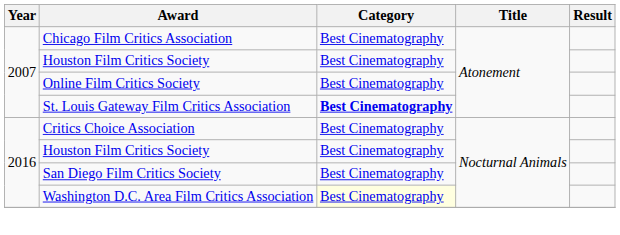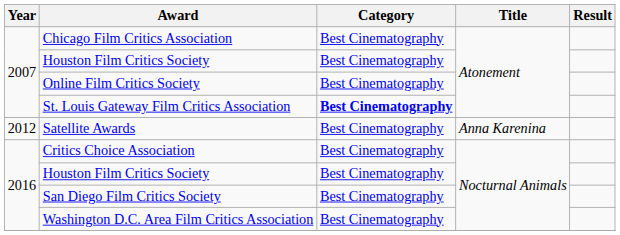+ row: (22, 128)
(382, 196) lightyellow background -> (382, 219) no background
